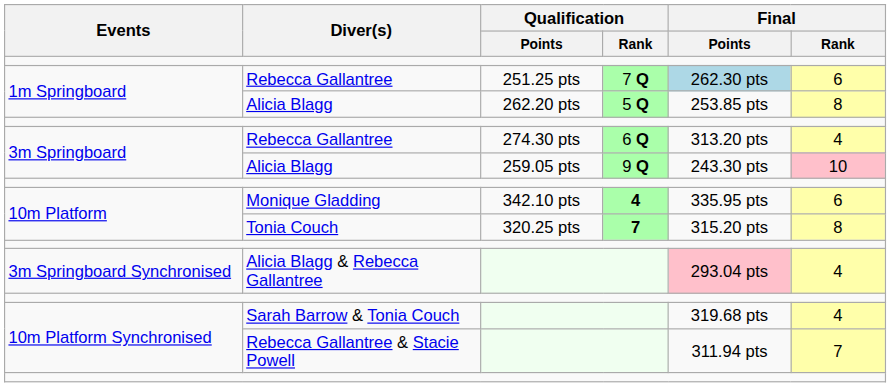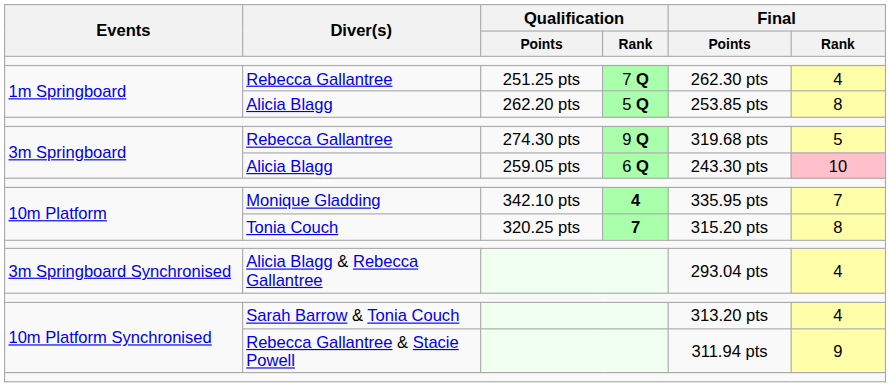(730, 79) lightblue background -> (730, 79) no background
(838, 79) 6 -> (838, 79) 4
(635, 140) 6 Q -> (635, 140) 9 Q
(730, 140) 313.20 pts -> (730, 140) 319.68 pts
(838, 140) 4 -> (838, 140) 5
(635, 166) 9 Q -> (635, 166) 6 Q
(838, 201) 6 -> (838, 201) 7
(730, 272) pink background -> (730, 272) no background
(730, 316) 319.68 pts -> (730, 316) 313.20 pts
(838, 351) 7 -> (838, 351) 9
